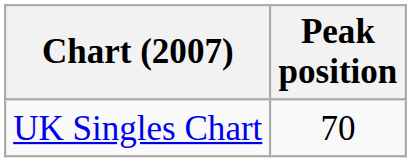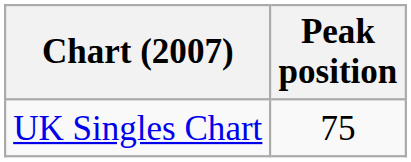(338, 127) 70 -> (338, 127) 75
